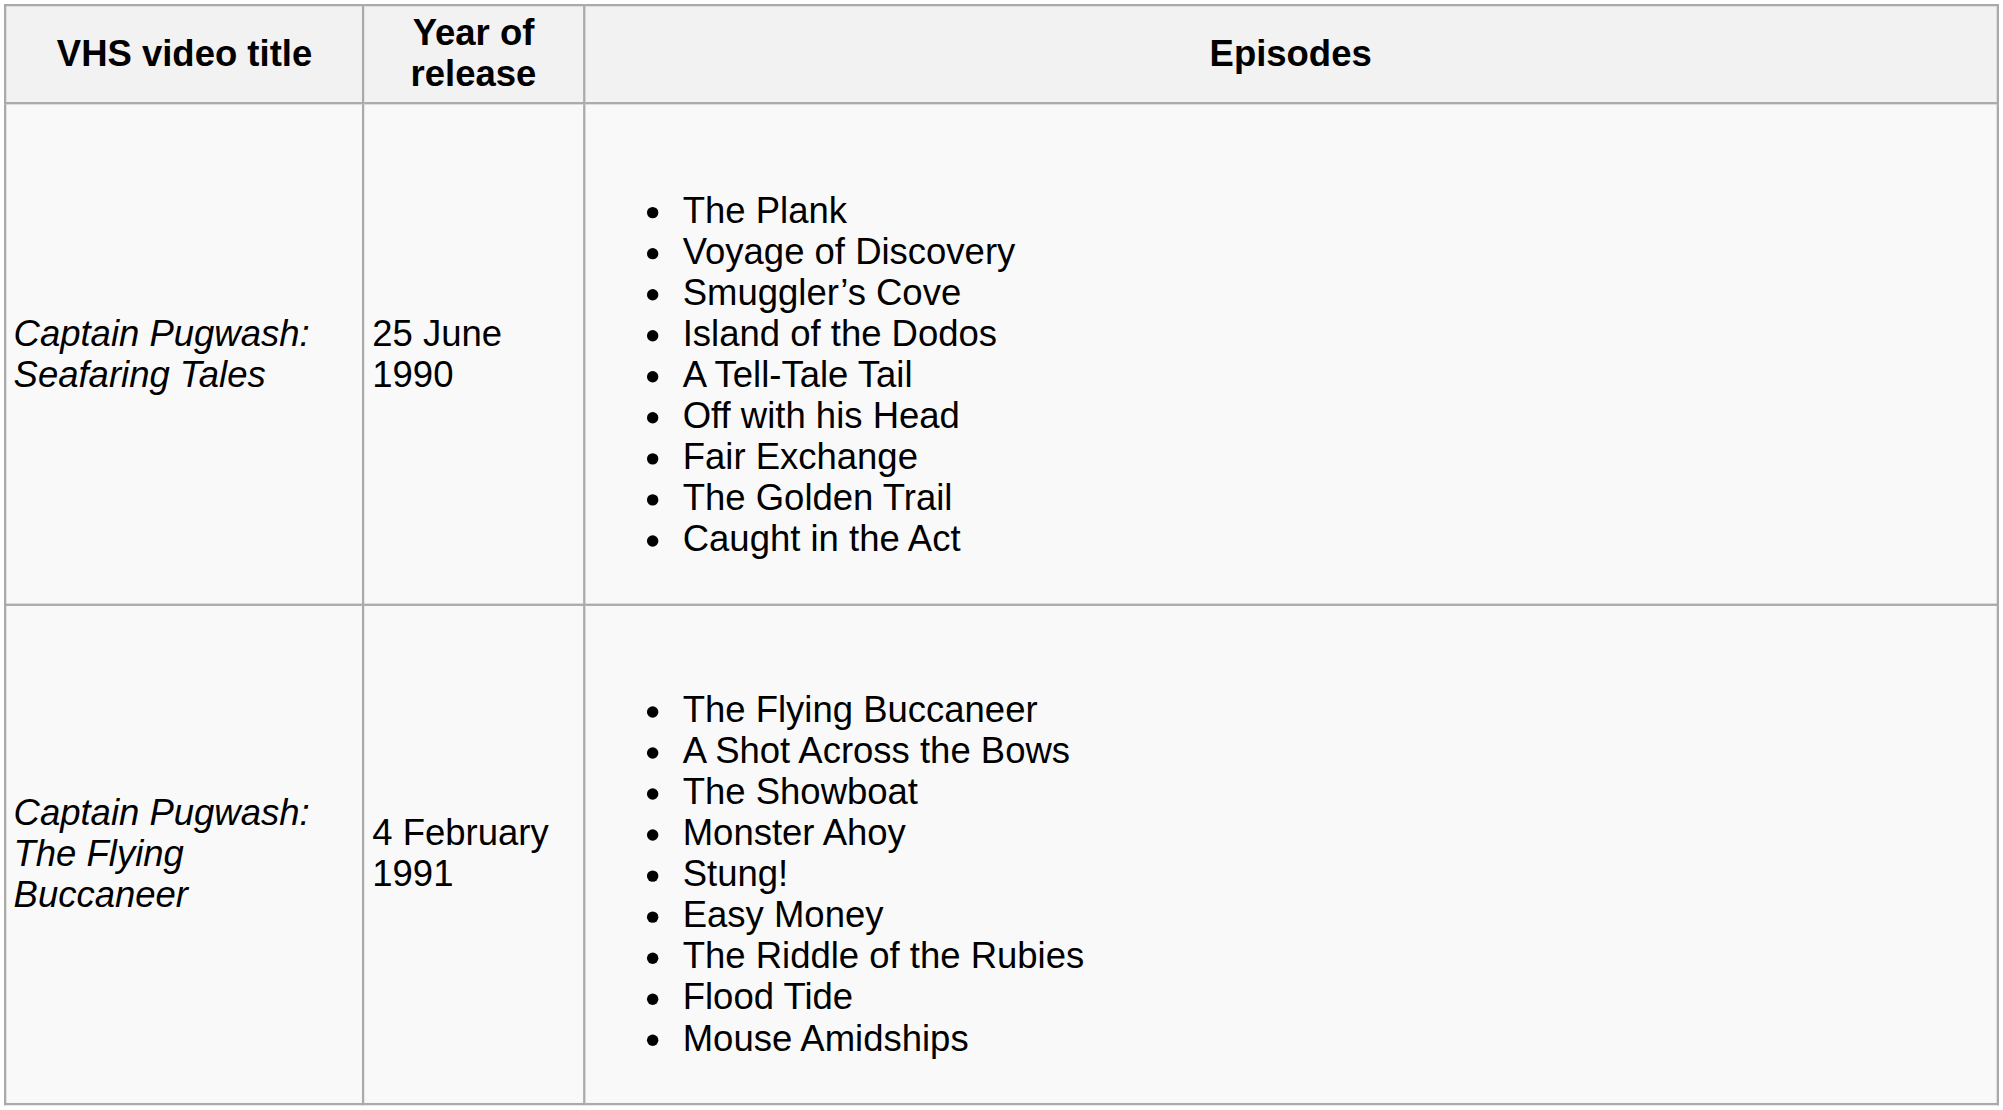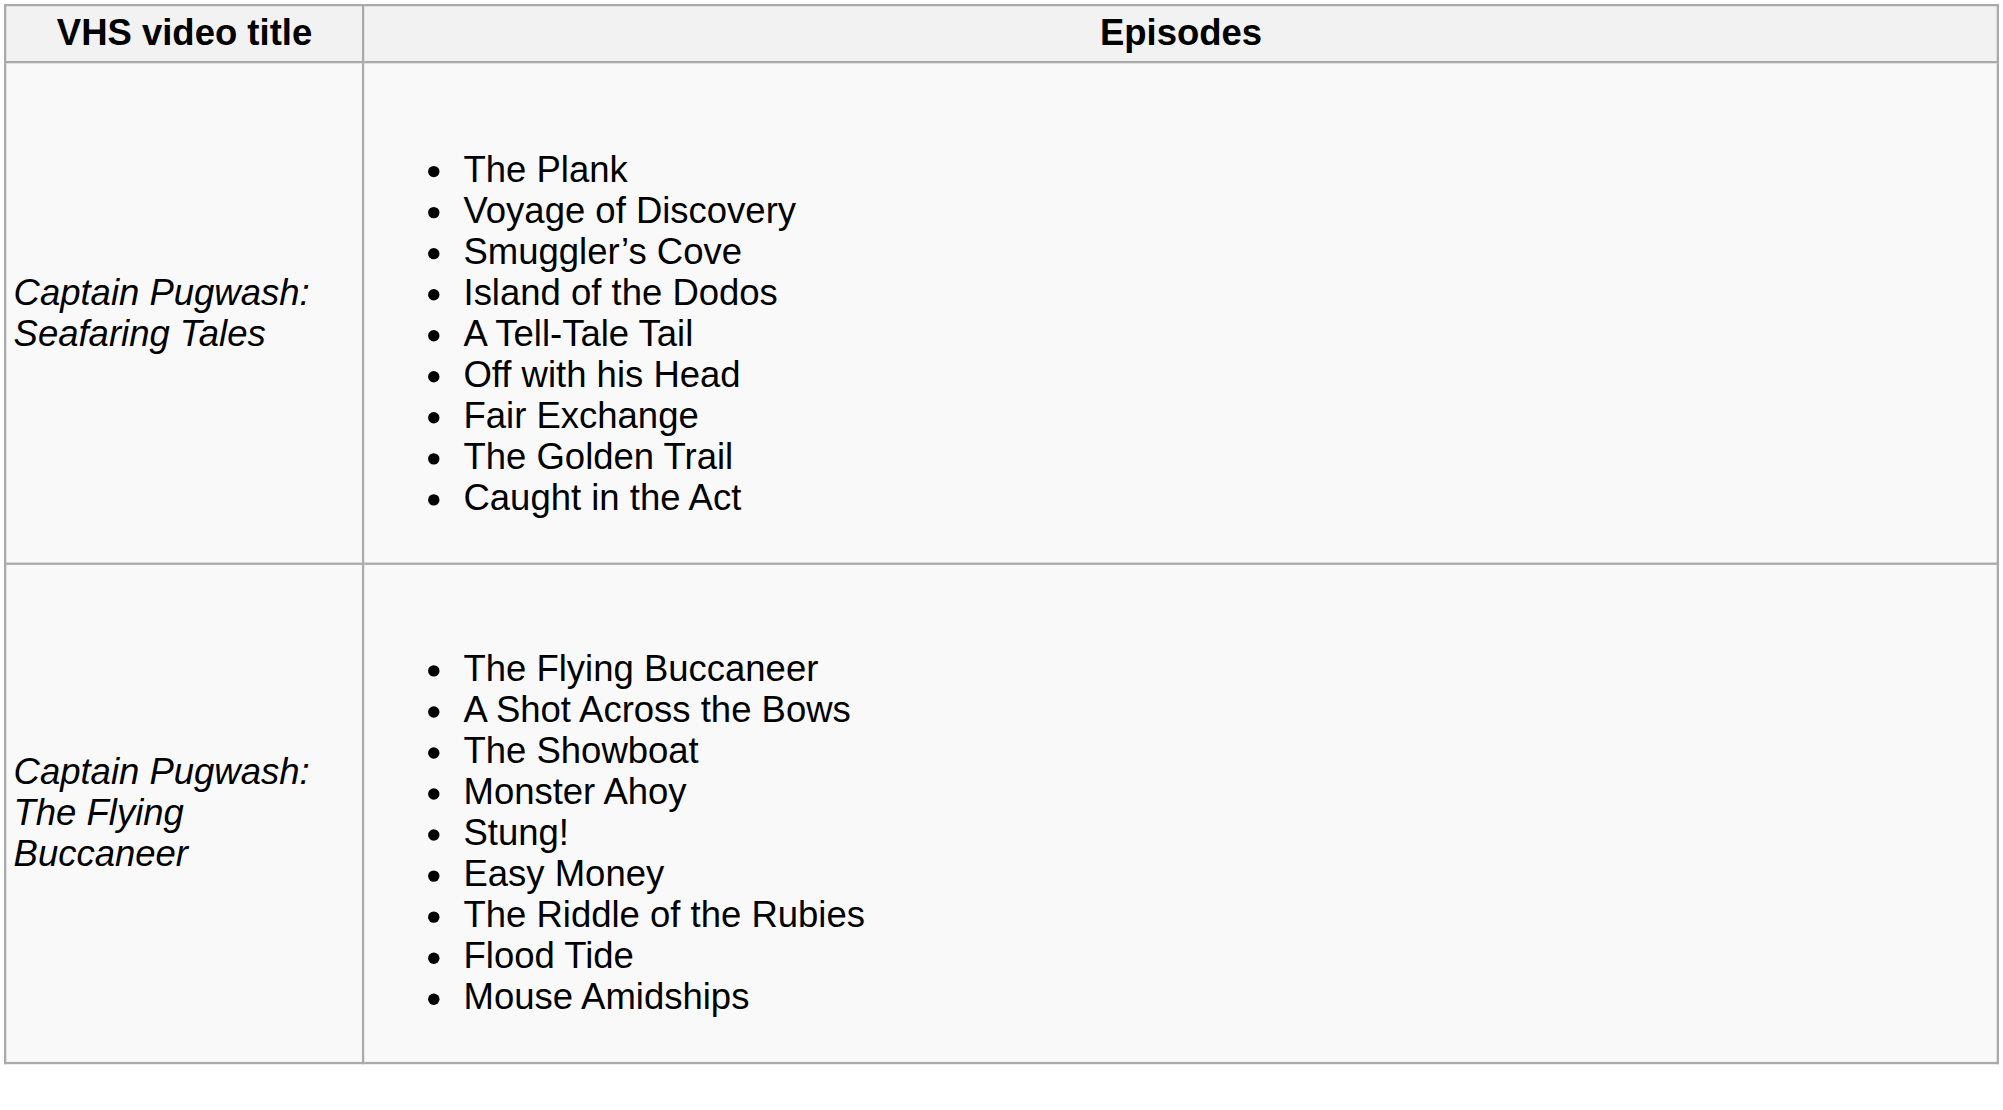- column: (473, 53)
